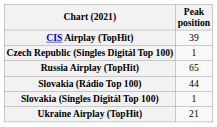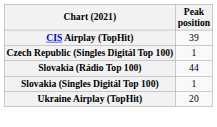- row: (90, 68)
(194, 114) 21 -> (194, 99) 20
